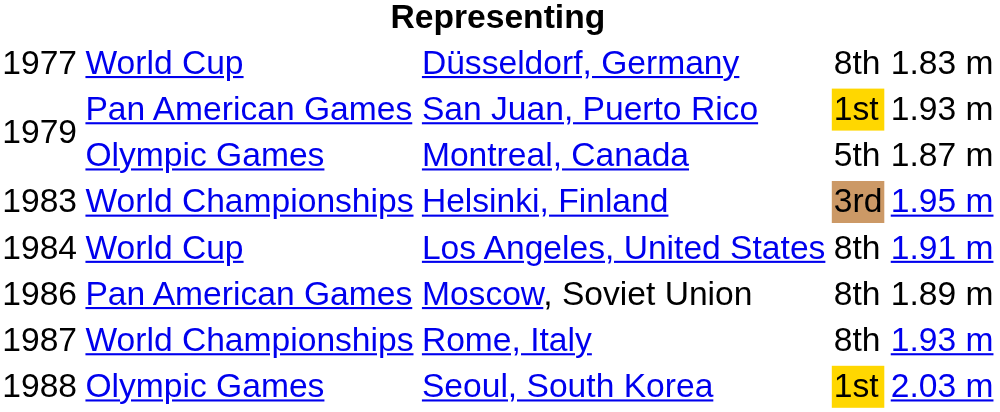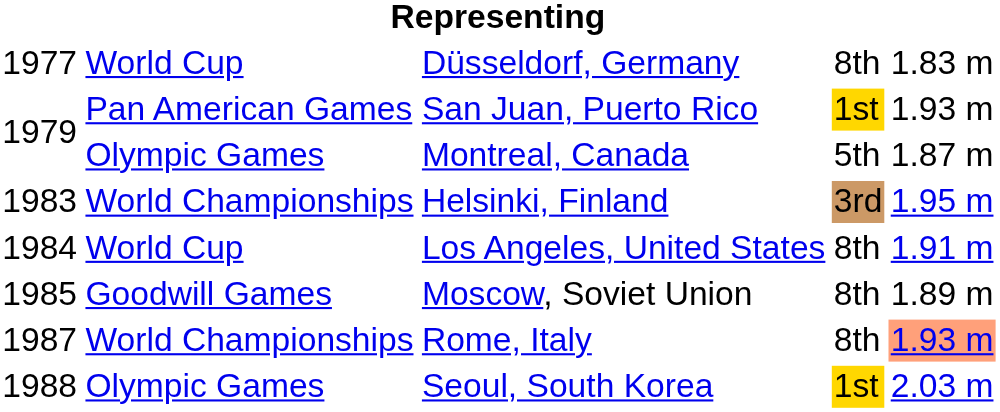(40, 293) 1986 -> (40, 293) 1985
(249, 293) Pan American Games -> (209, 293) Goodwill Games
(942, 340) no background -> (942, 340) lightsalmon background
